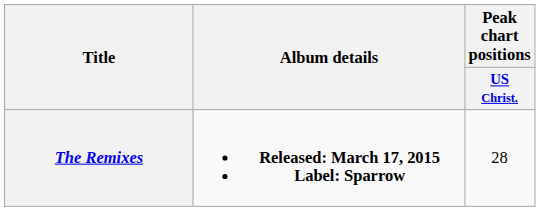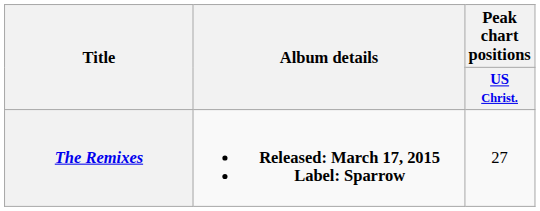(500, 157) 28 -> (500, 157) 27
